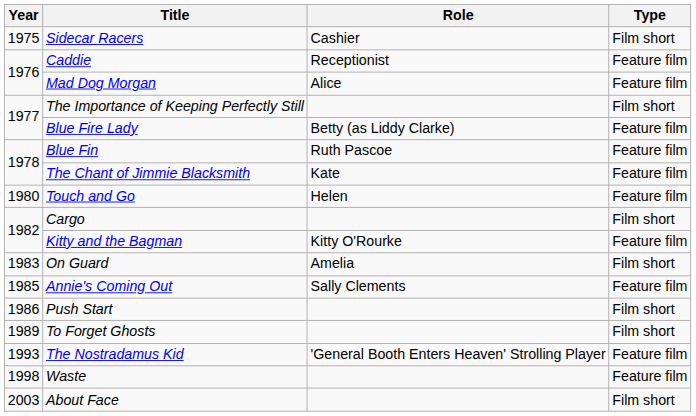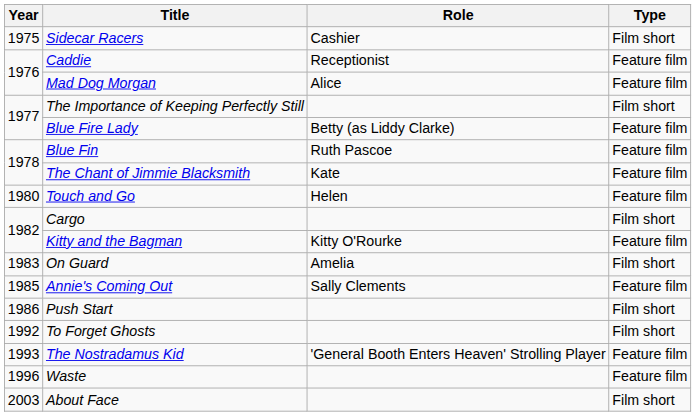(24, 331) 1989 -> (24, 331) 1992
(24, 377) 1998 -> (24, 377) 1996
